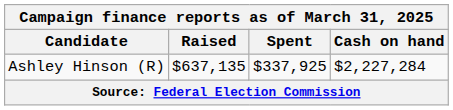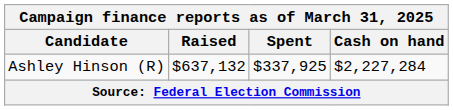(209, 67) $637,135 -> (209, 67) $637,132
